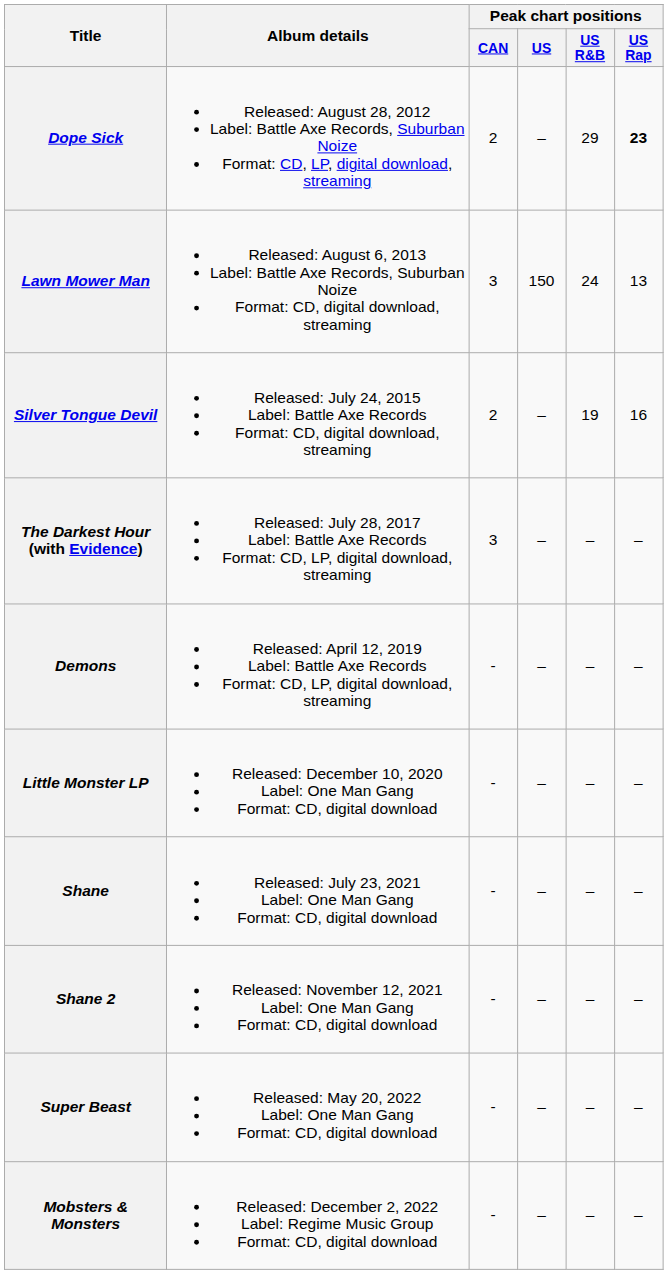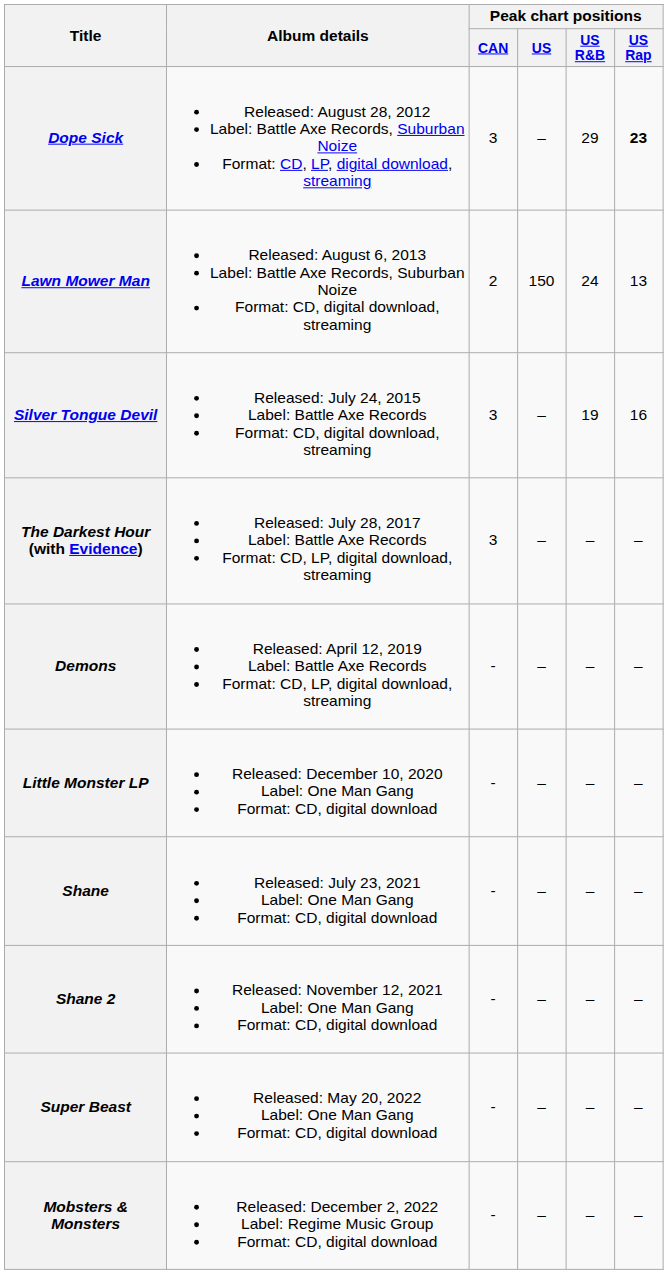(493, 138) 2 -> (493, 138) 3
(493, 281) 3 -> (493, 281) 2
(493, 415) 2 -> (493, 415) 3
